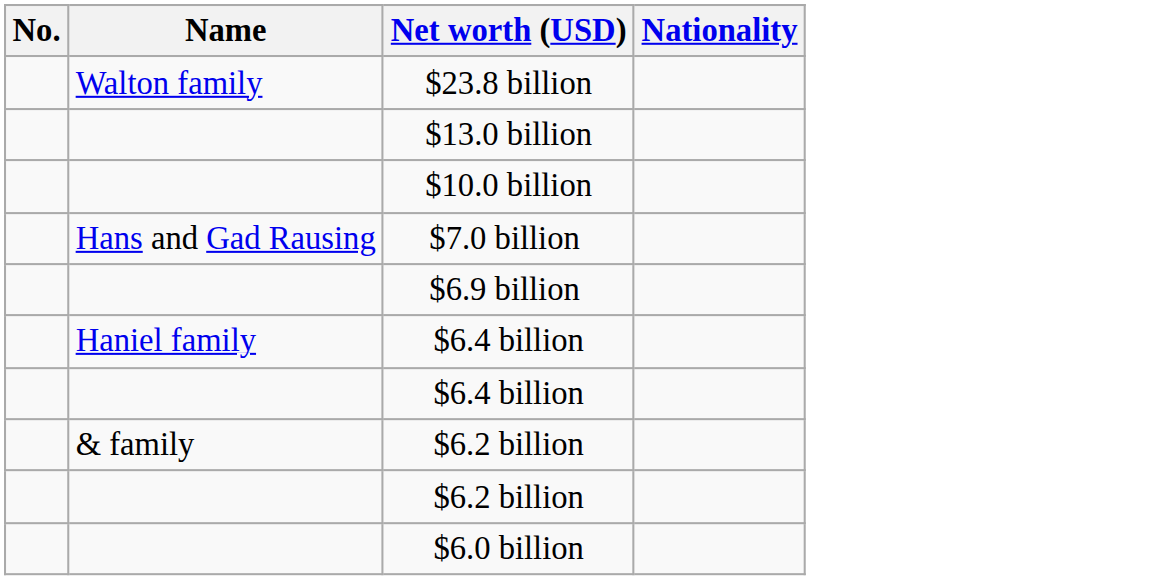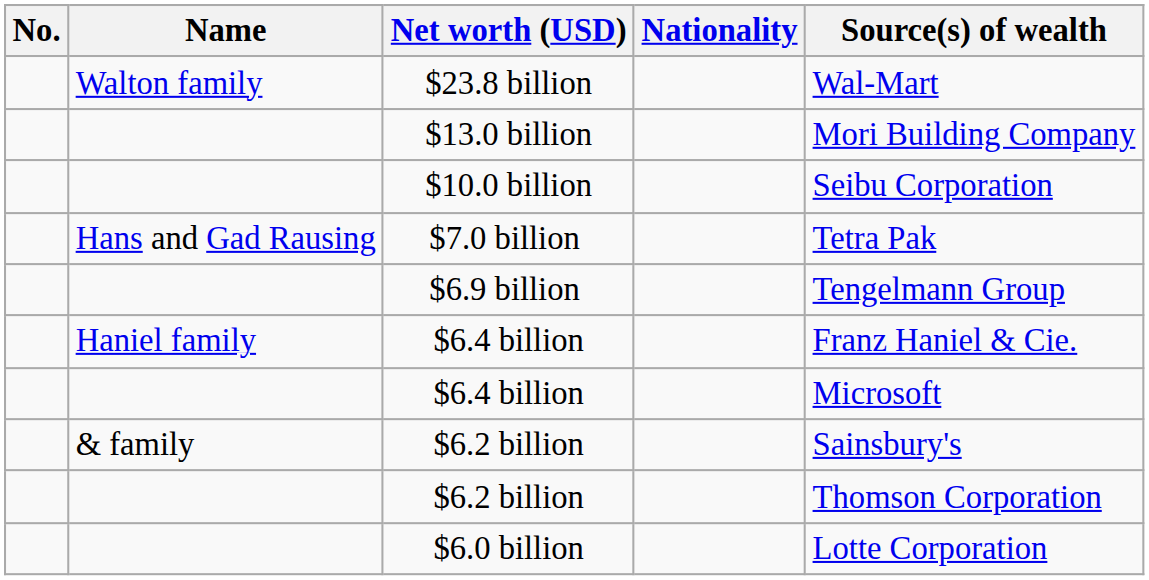+ column: (974, 30)
